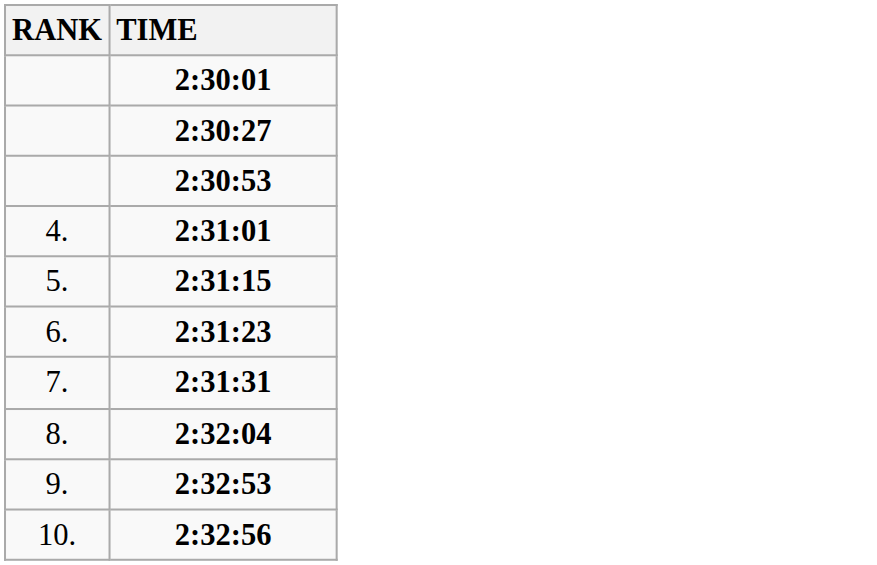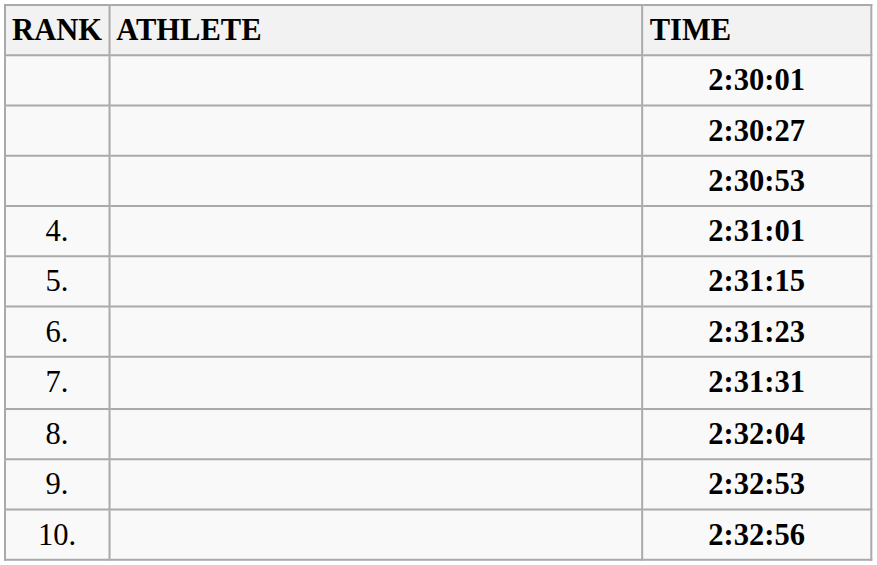+ column: (189, 29)
